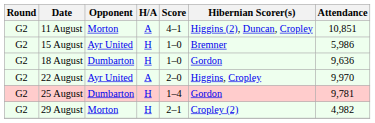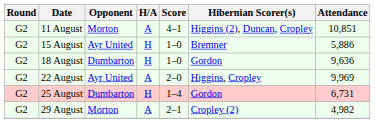(343, 45) 5,986 -> (343, 45) 5,886
(343, 77) 9,970 -> (343, 77) 9,969
(343, 93) 9,781 -> (343, 93) 6,731
(148, 110) H -> (148, 110) A
